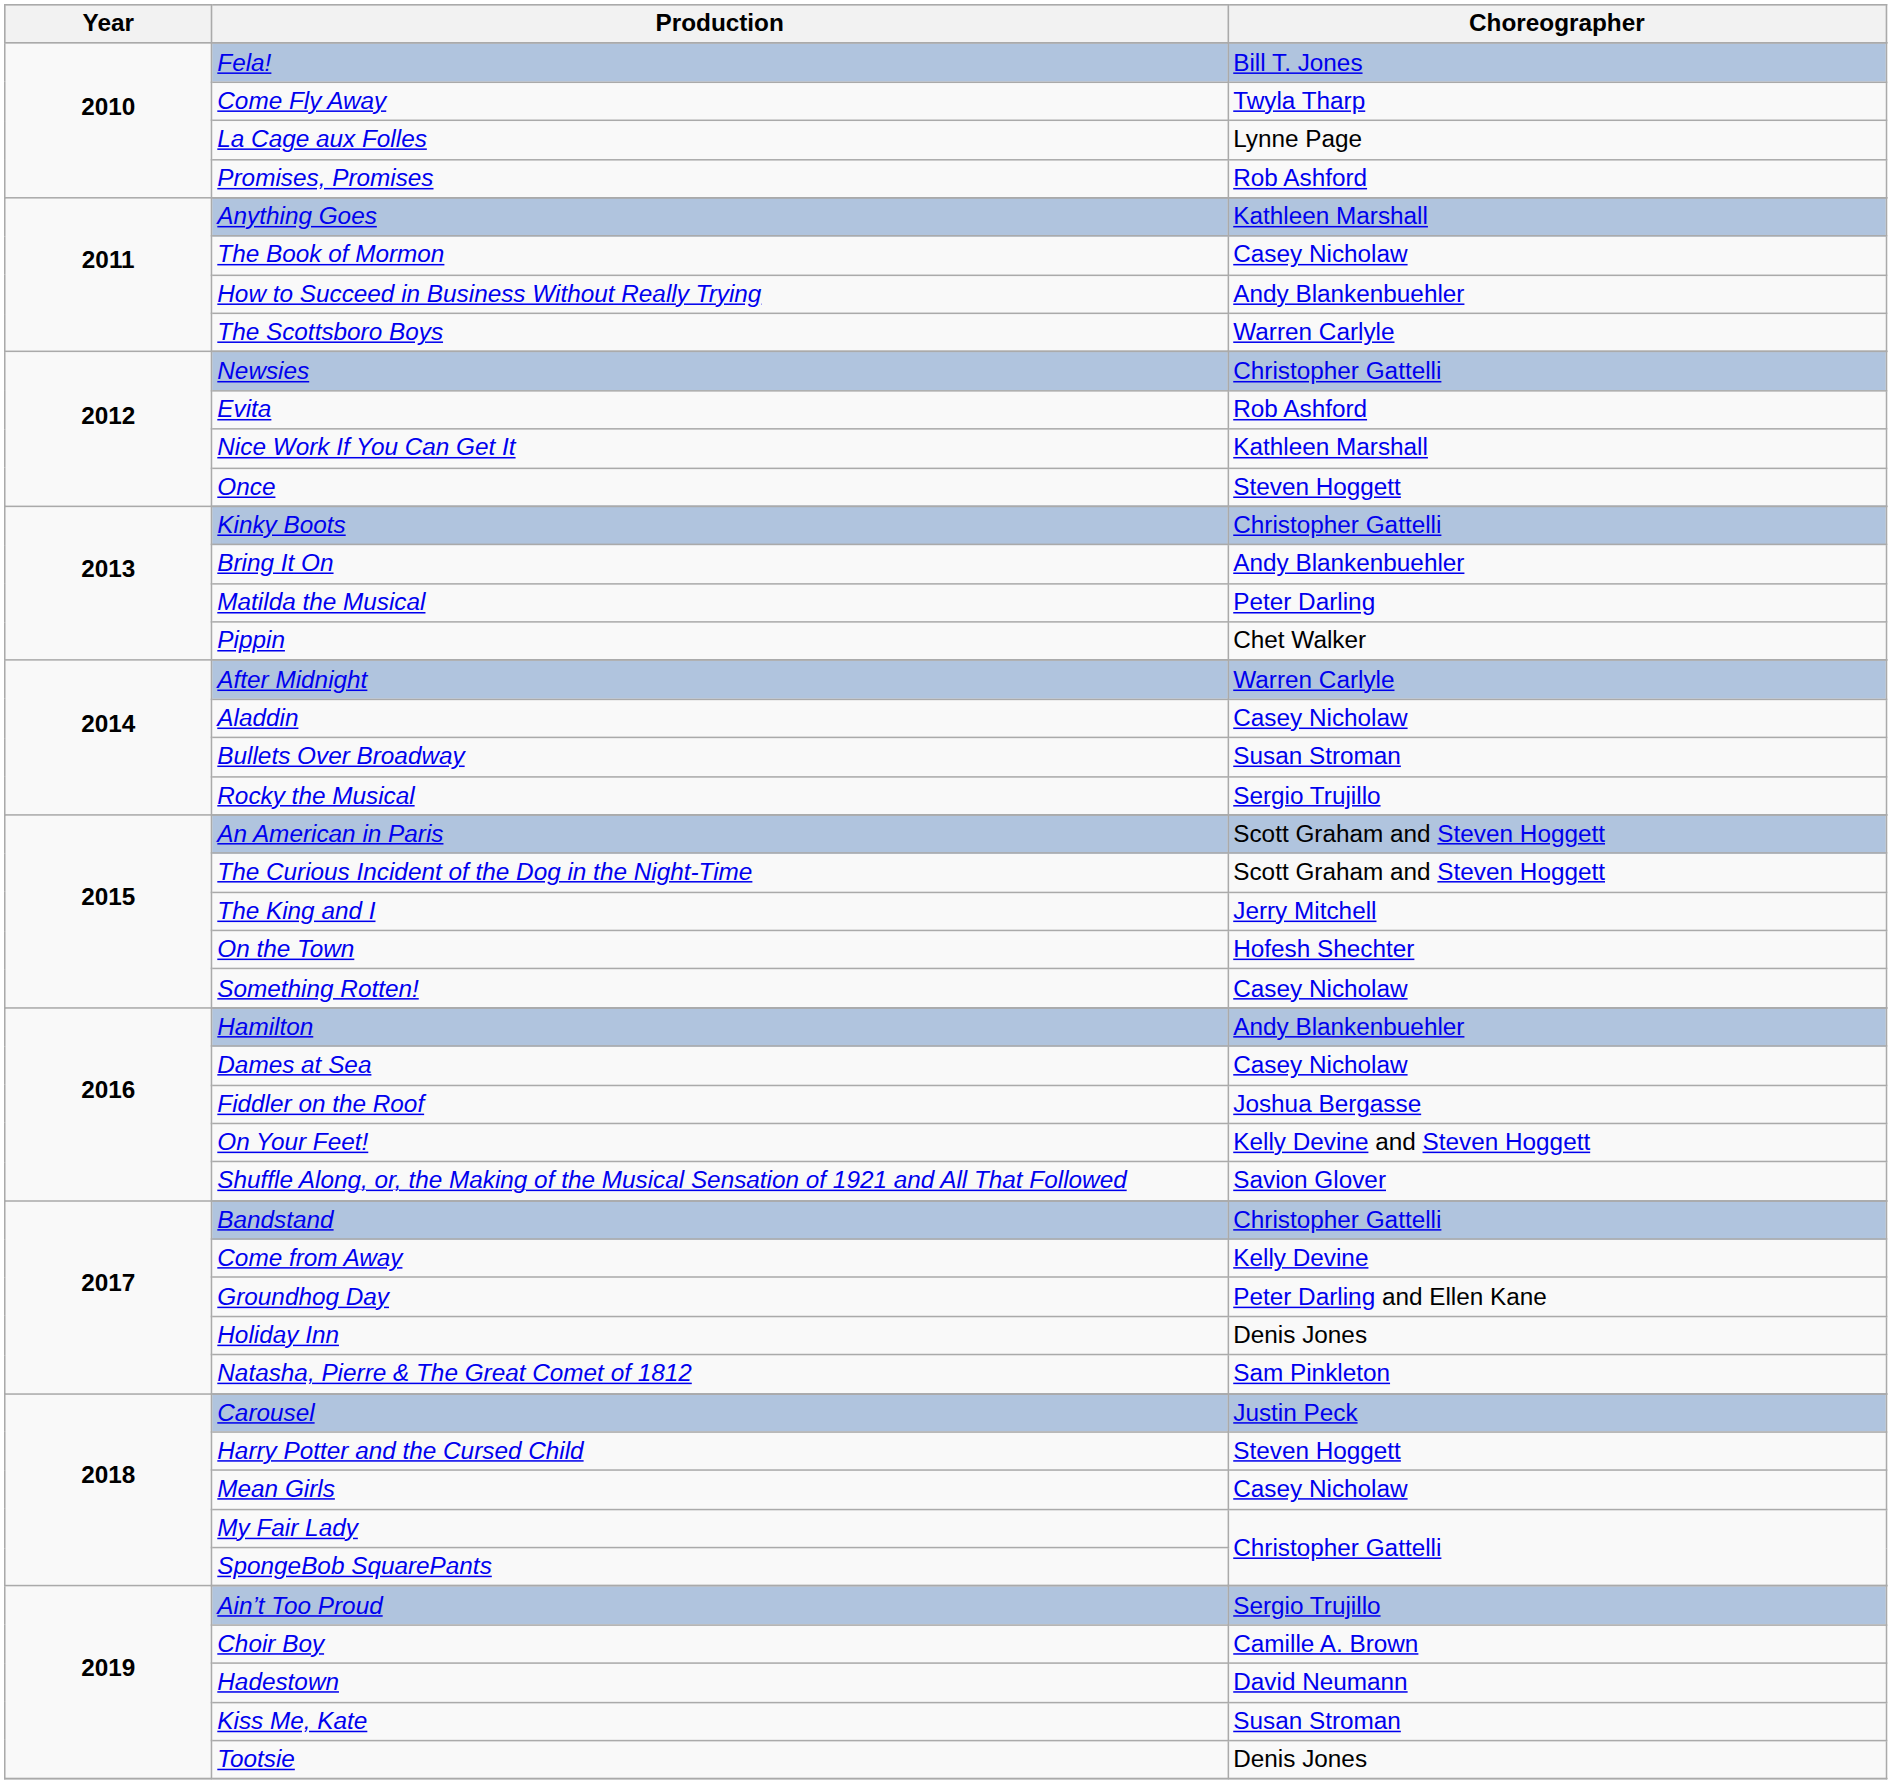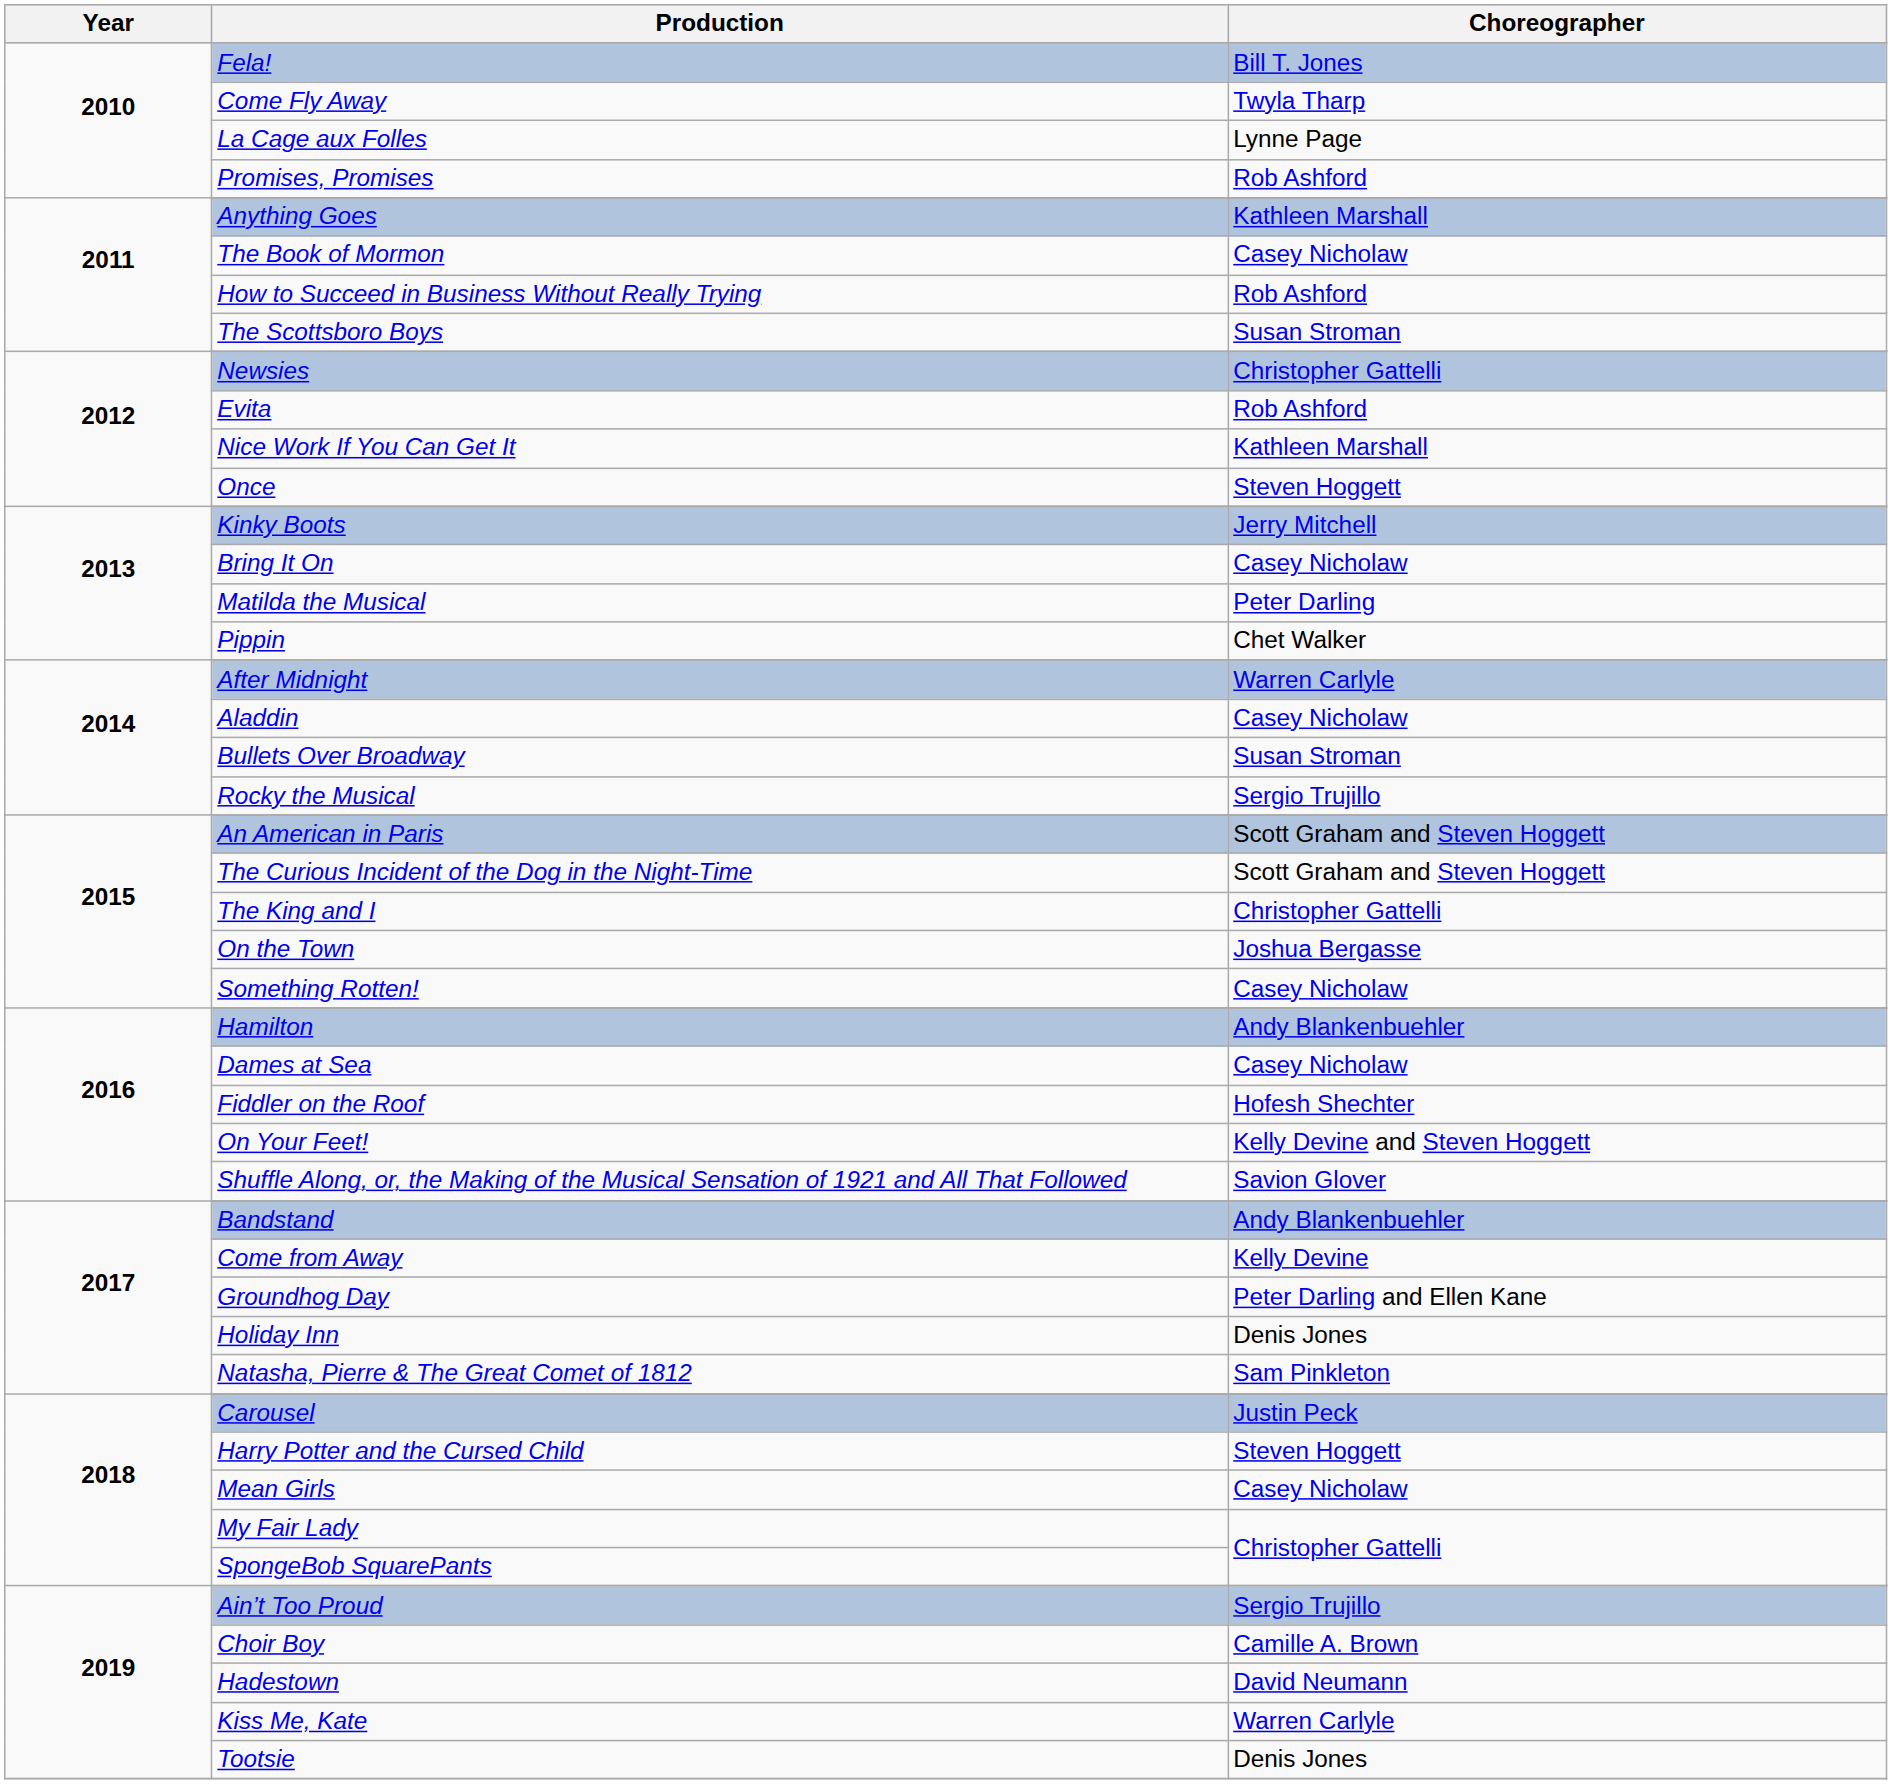(1349, 293) Andy Blankenbuehler -> (1300, 293) Rob Ashford
(1314, 332) Warren Carlyle -> (1317, 332) Susan Stroman
(1337, 525) Christopher Gattelli -> (1305, 525) Jerry Mitchell
(1349, 563) Andy Blankenbuehler -> (1320, 563) Casey Nicholaw
(1305, 910) Jerry Mitchell -> (1337, 910) Christopher Gattelli
(1324, 949) Hofesh Shechter -> (1327, 949) Joshua Bergasse
(1327, 1103) Joshua Bergasse -> (1324, 1103) Hofesh Shechter
(1337, 1219) Christopher Gattelli -> (1349, 1219) Andy Blankenbuehler
(1317, 1720) Susan Stroman -> (1314, 1720) Warren Carlyle
